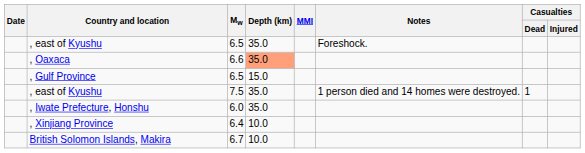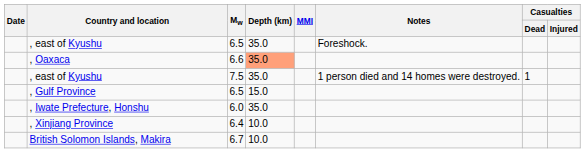rows swapped: (66, 92) <-> (63, 76)
